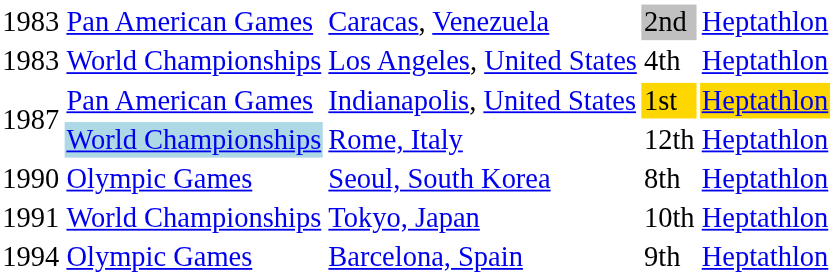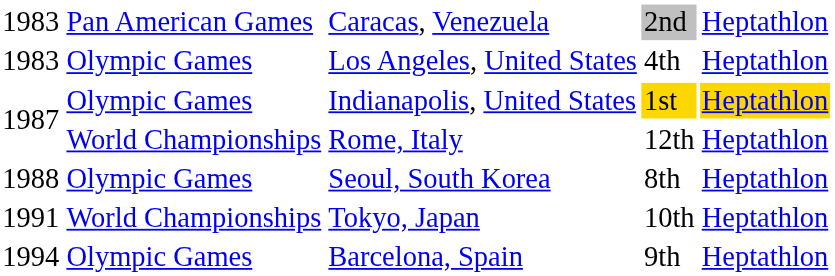(194, 61) World Championships -> (159, 61) Olympic Games
(190, 100) Pan American Games -> (159, 100) Olympic Games
(194, 139) lightblue background -> (194, 139) no background
(31, 178) 1990 -> (31, 178) 1988
